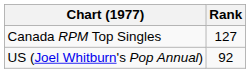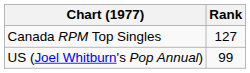(226, 57) 92 -> (226, 57) 99
